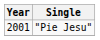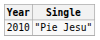(18, 28) 2001 -> (18, 28) 2010
